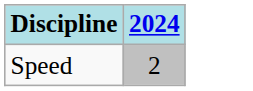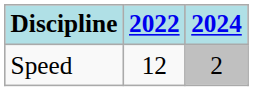+ column: (154, 24)
